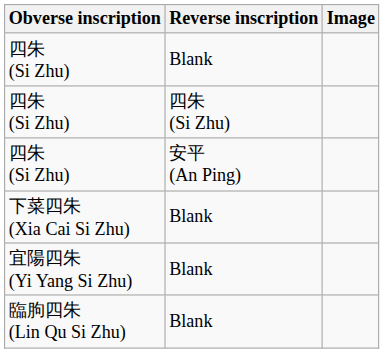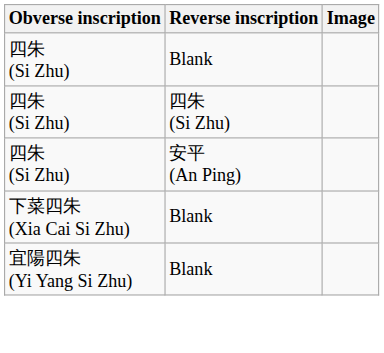- row: (67, 321)
